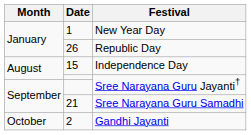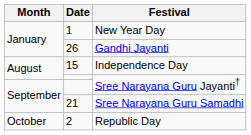(128, 48) Republic Day -> (132, 48) Gandhi Jayanti
(132, 121) Gandhi Jayanti -> (128, 121) Republic Day
